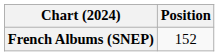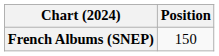(186, 39) 152 -> (186, 39) 150
